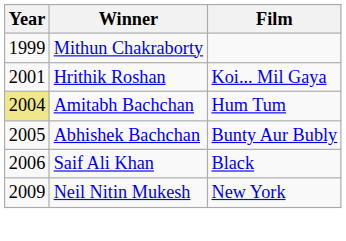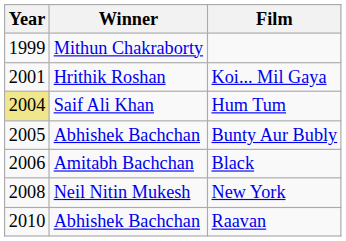(124, 105) Amitabh Bachchan -> (104, 105) Saif Ali Khan
(104, 163) Saif Ali Khan -> (124, 163) Amitabh Bachchan
(27, 192) 2009 -> (27, 192) 2008
+ row: (239, 221)
